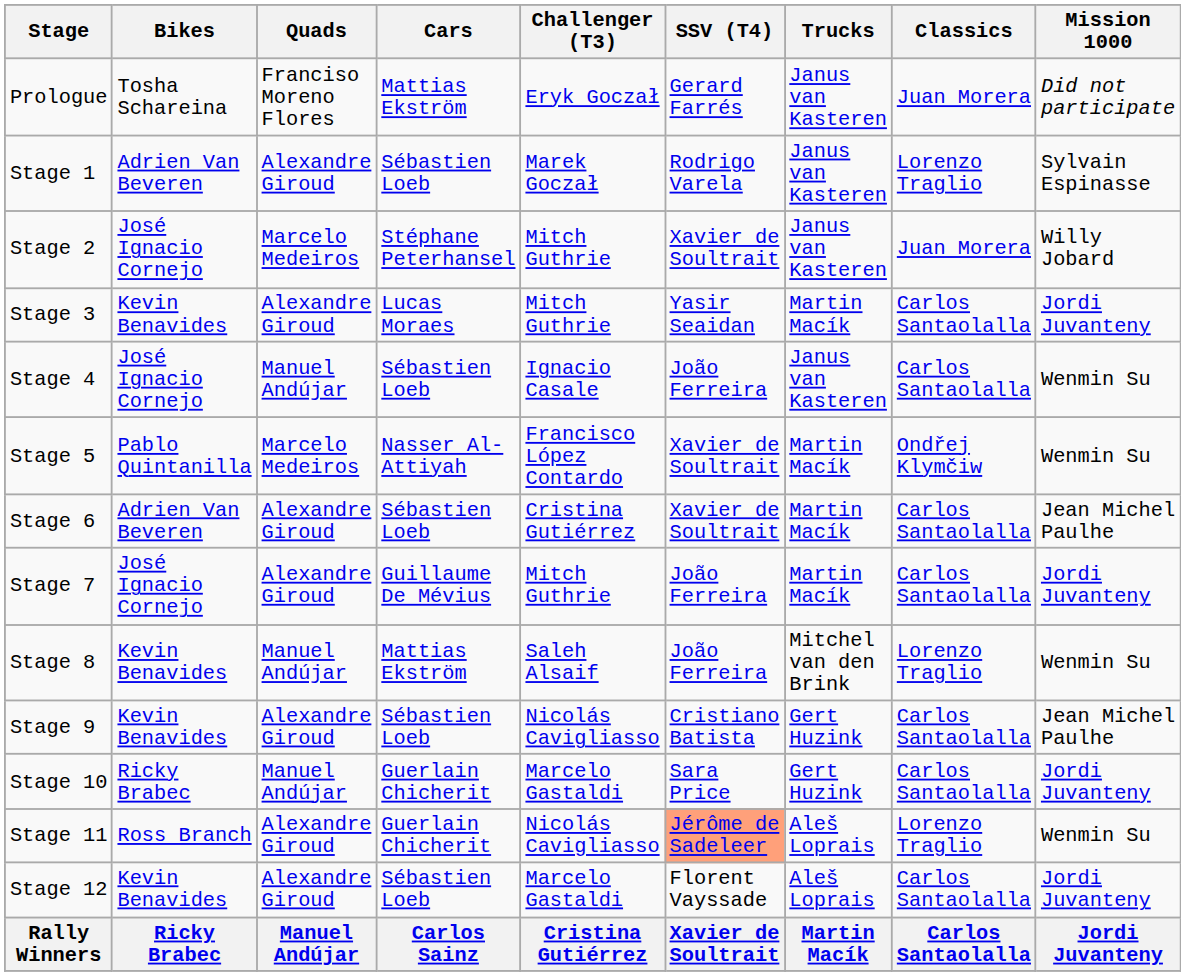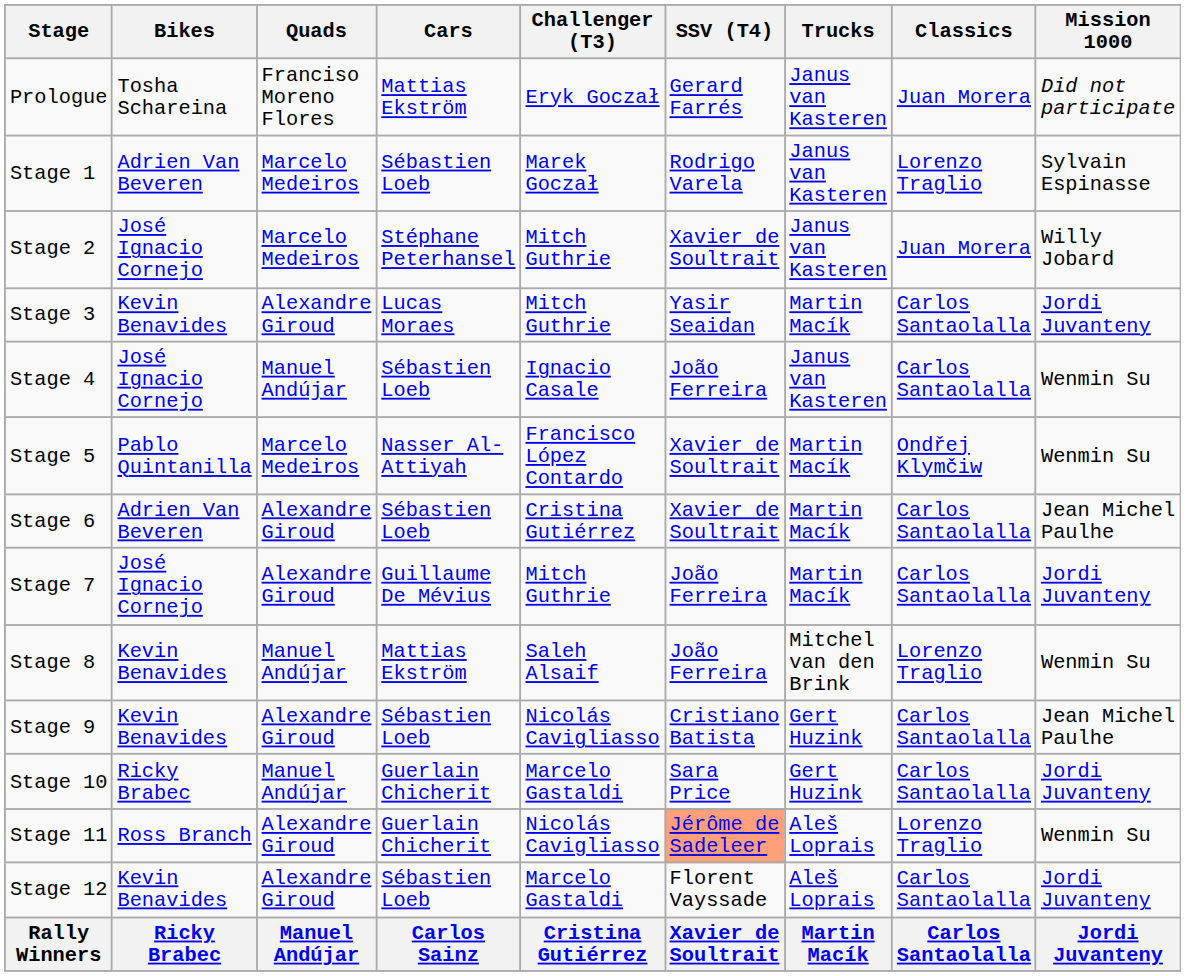(316, 173) Alexandre Giroud -> (310, 173) Marcelo Medeiros
